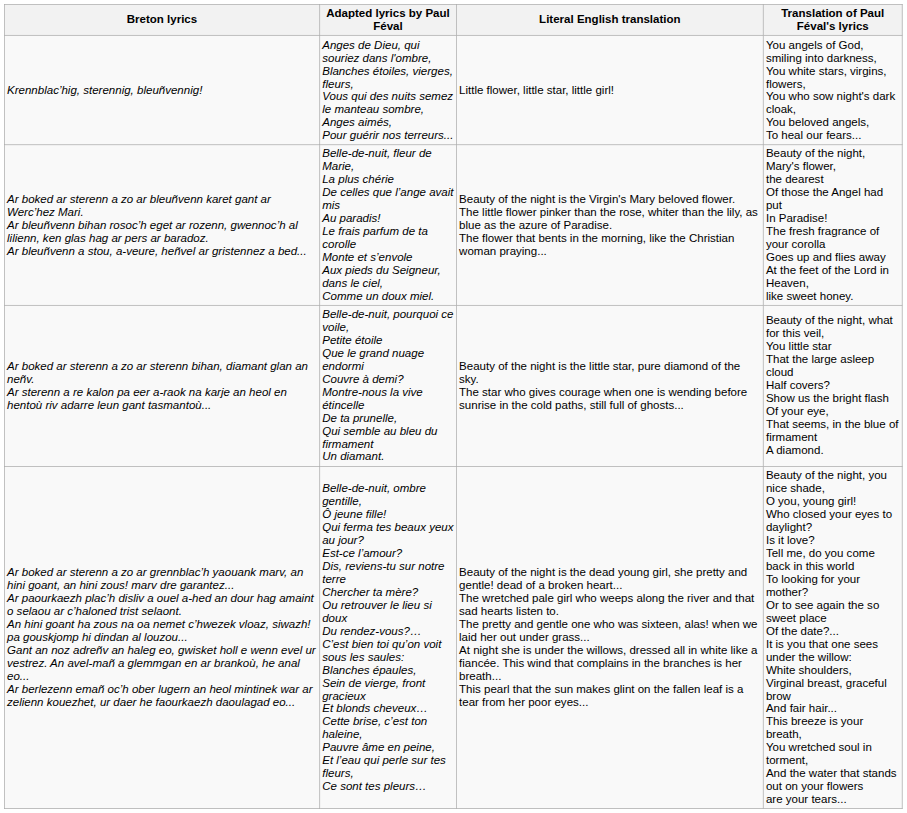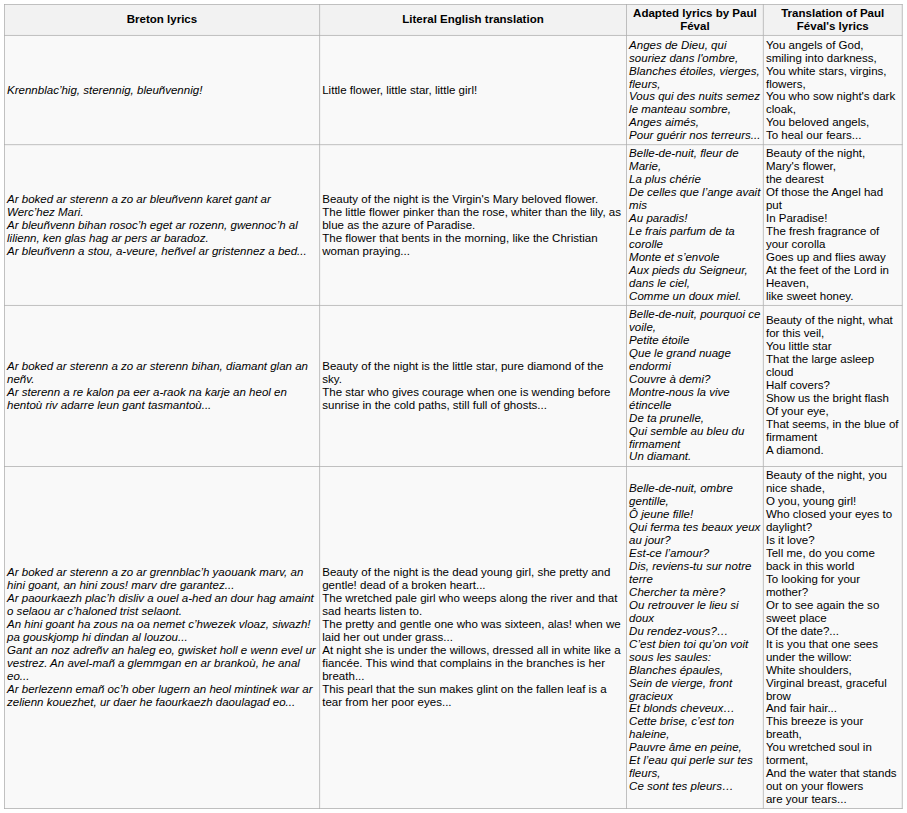columns swapped: (610, 20) <-> (388, 20)
